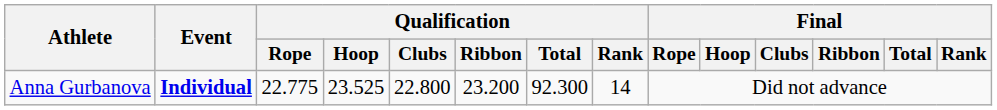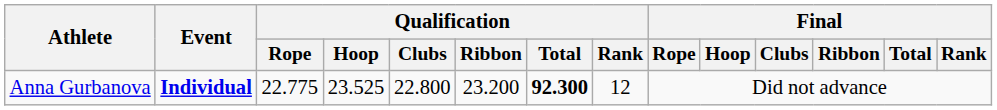(560, 87) normal -> (560, 87) bold
(620, 87) 14 -> (620, 87) 12
